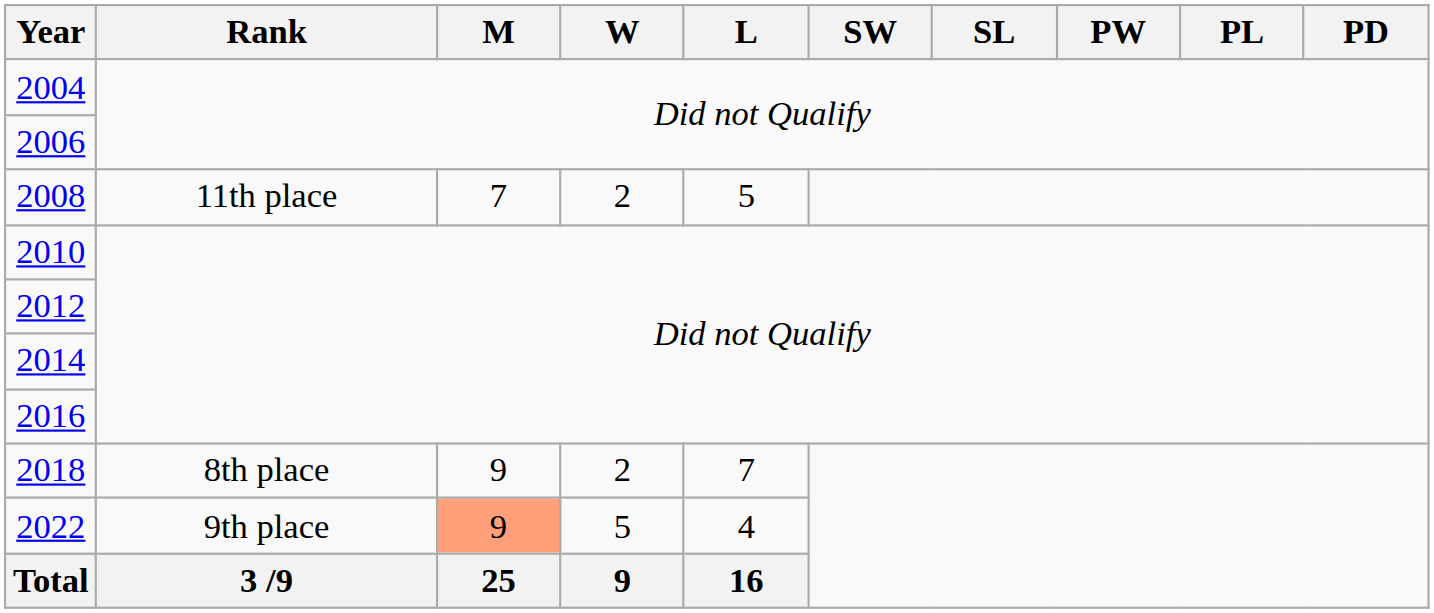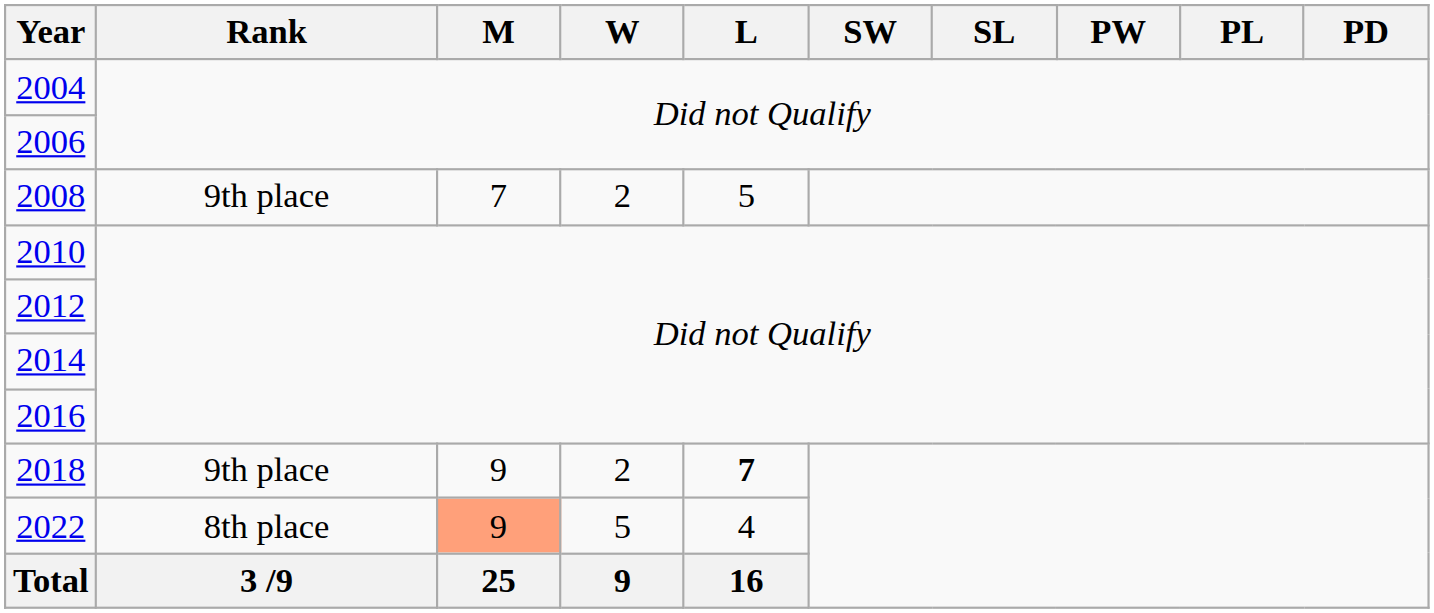(267, 196) 11th place -> (267, 196) 9th place
(267, 470) 8th place -> (267, 470) 9th place
(746, 470) normal -> (746, 470) bold
(267, 525) 9th place -> (267, 525) 8th place
